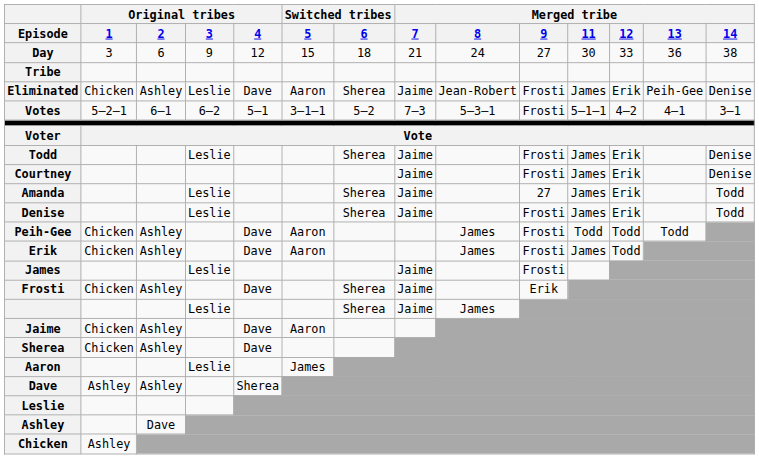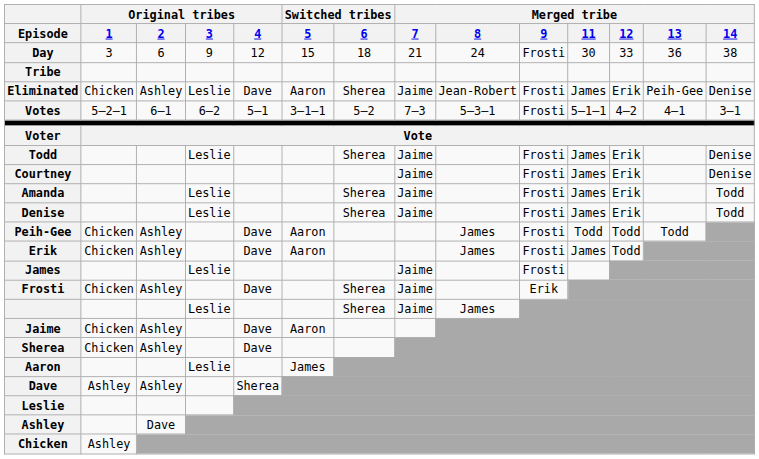(544, 53) 27 -> (544, 53) Frosti
(544, 193) 27 -> (544, 193) Frosti
